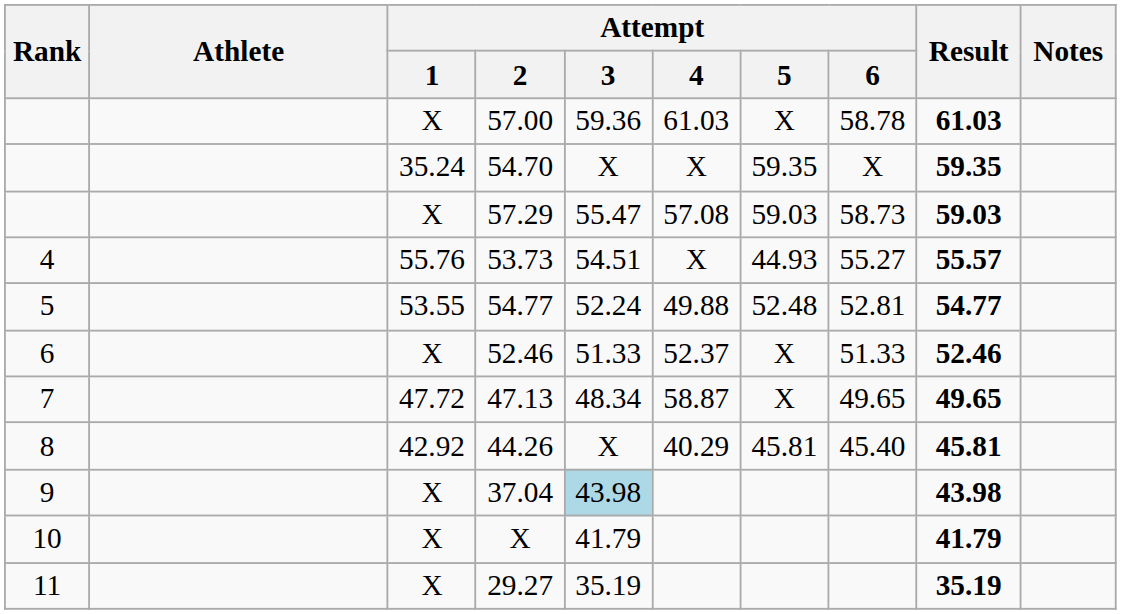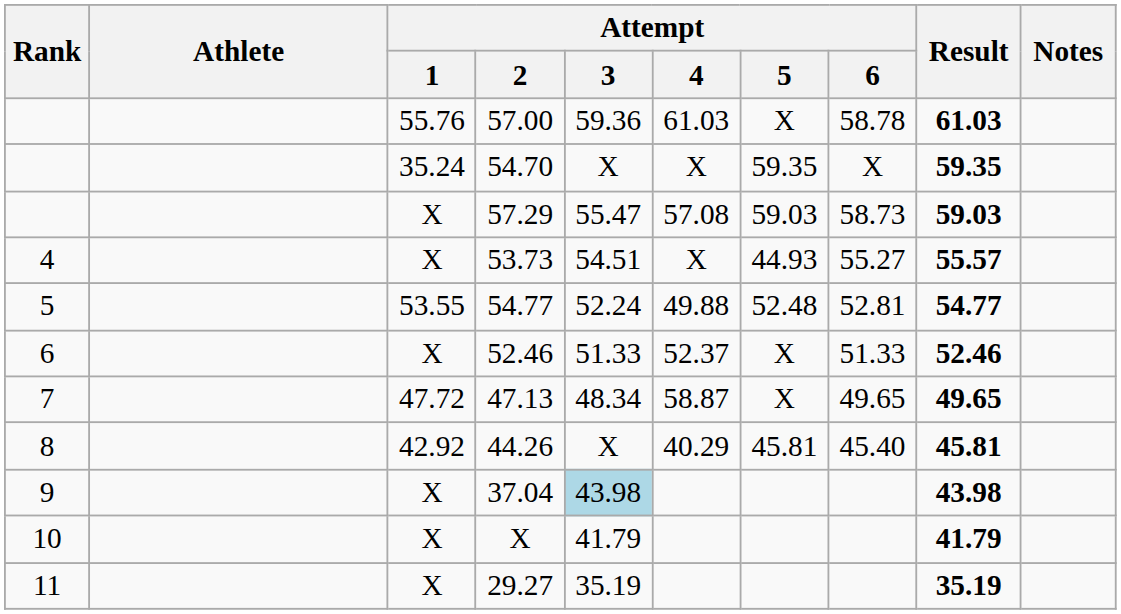(432, 120) X -> (432, 120) 55.76
(432, 259) 55.76 -> (432, 259) X
